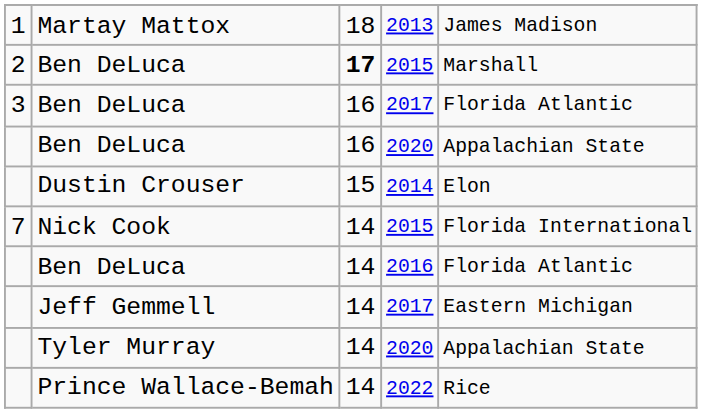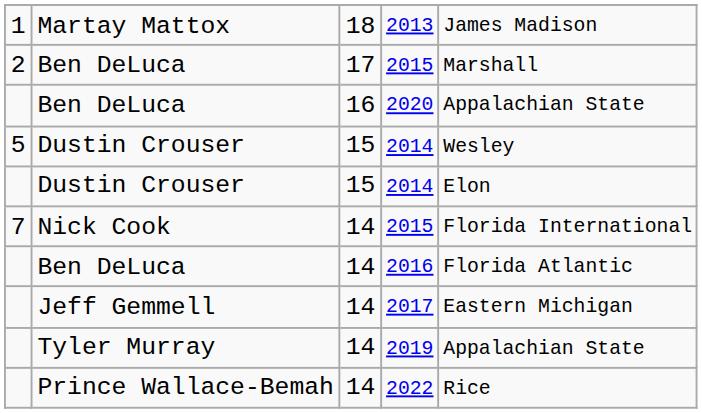(360, 65) bold -> (360, 65) normal
- row: (18, 106)
+ row: (18, 146)
(410, 347) 2020 -> (410, 347) 2019
